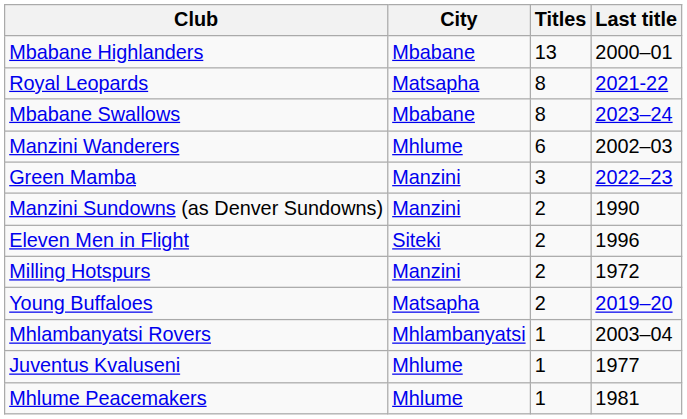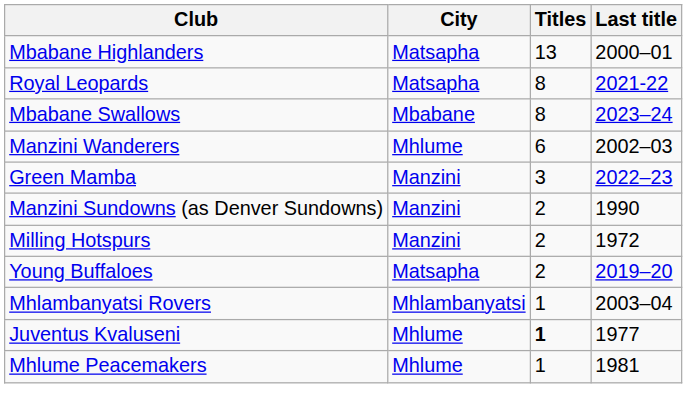(434, 51) Mbabane -> (436, 51) Matsapha
- row: (99, 240)
(540, 366) normal -> (540, 334) bold
